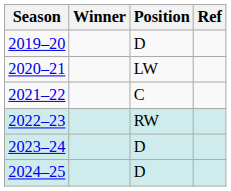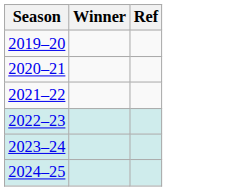- column: (162, 17)
